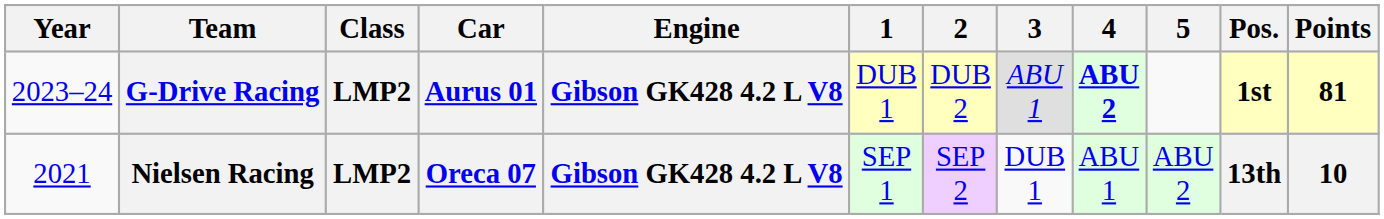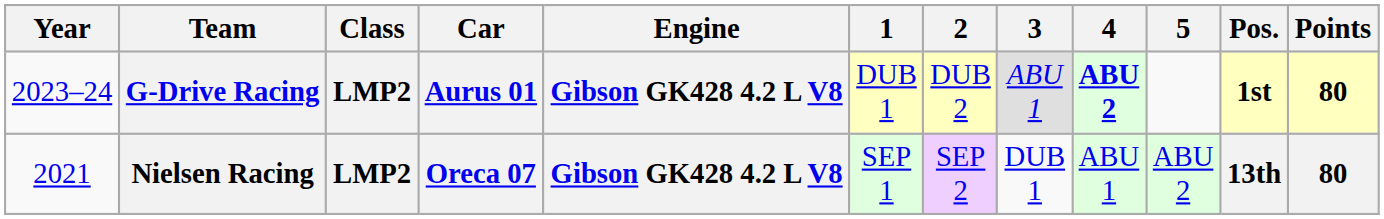(1333, 91) 81 -> (1333, 91) 80
(1333, 173) 10 -> (1333, 173) 80
